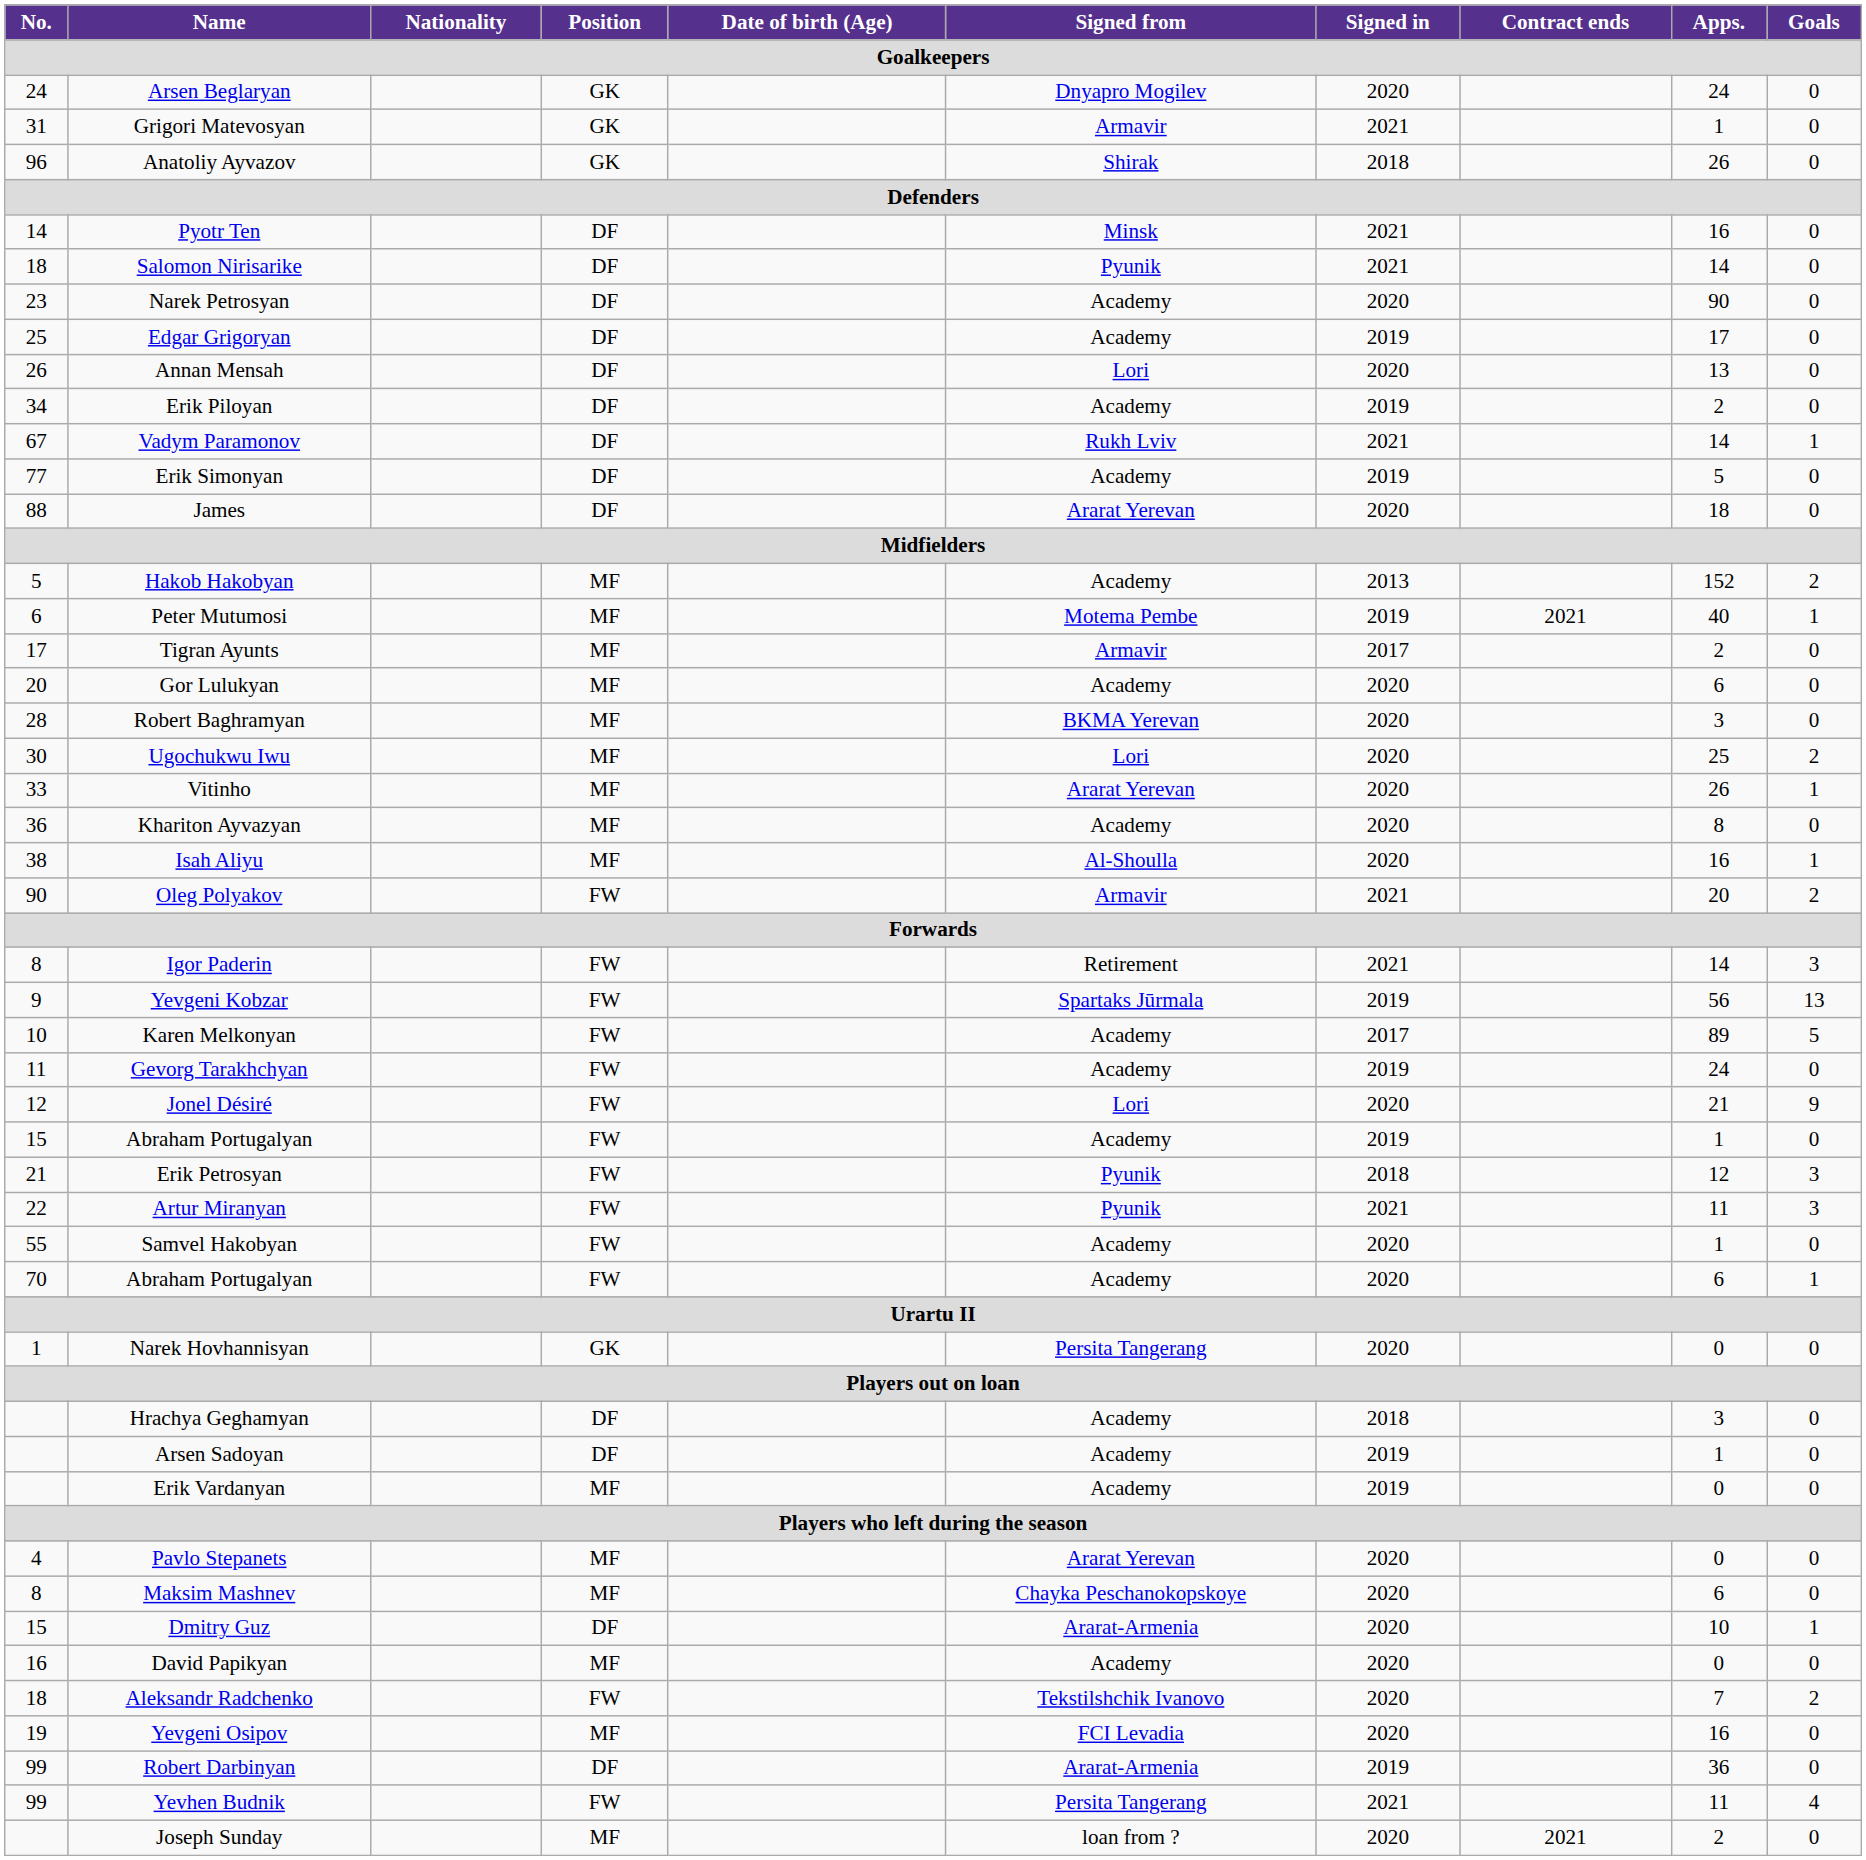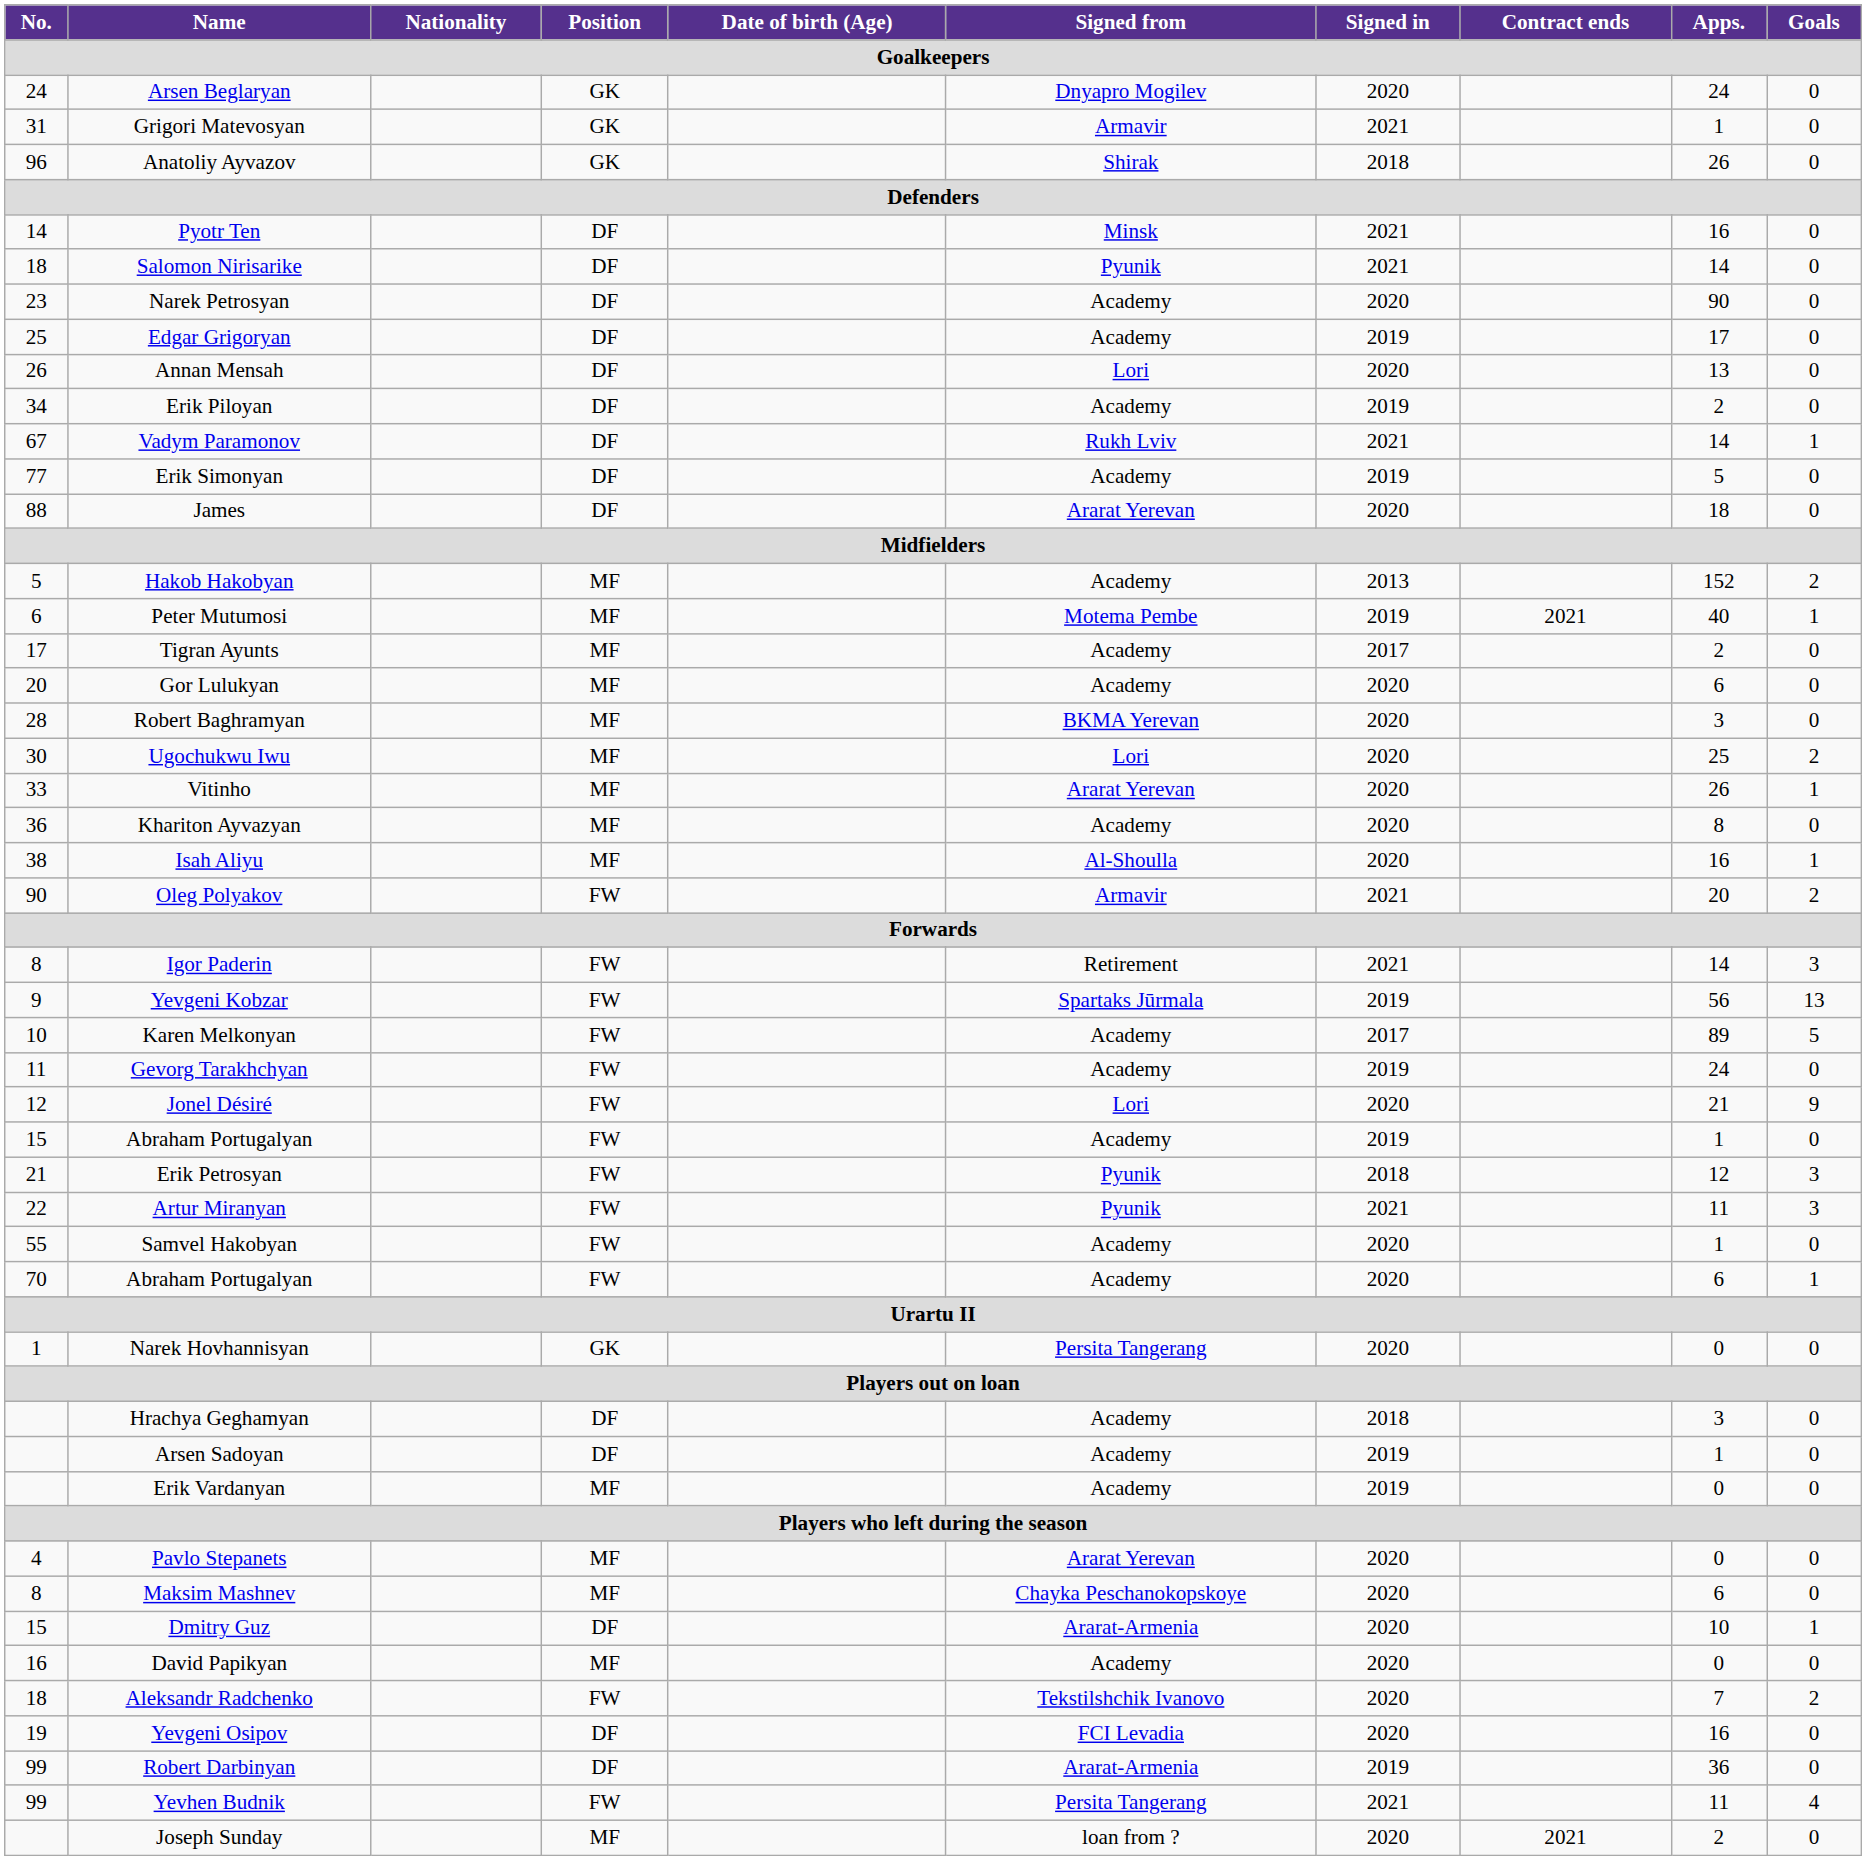(1131, 650) Armavir -> (1131, 650) Academy
(605, 1733) MF -> (605, 1733) DF
